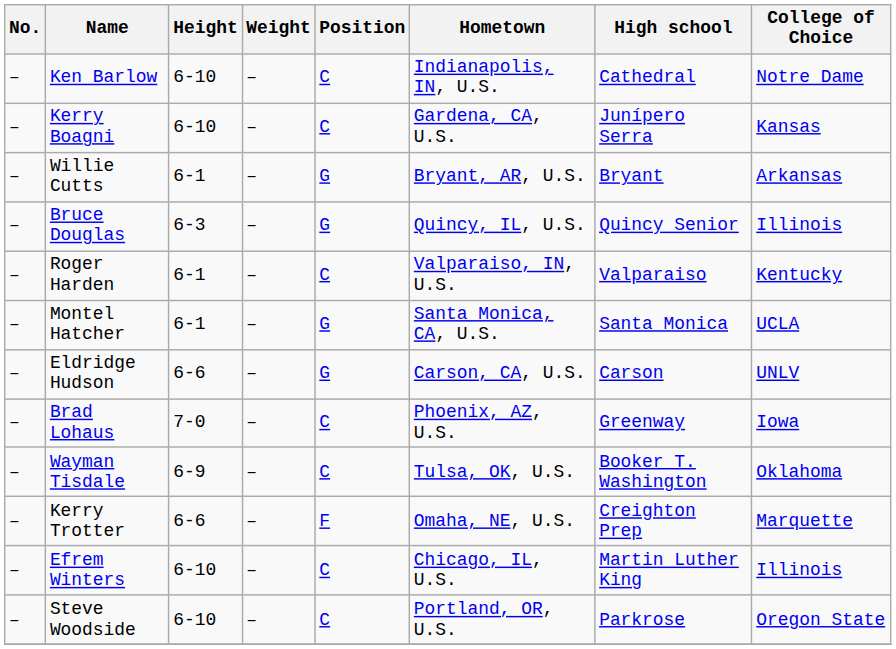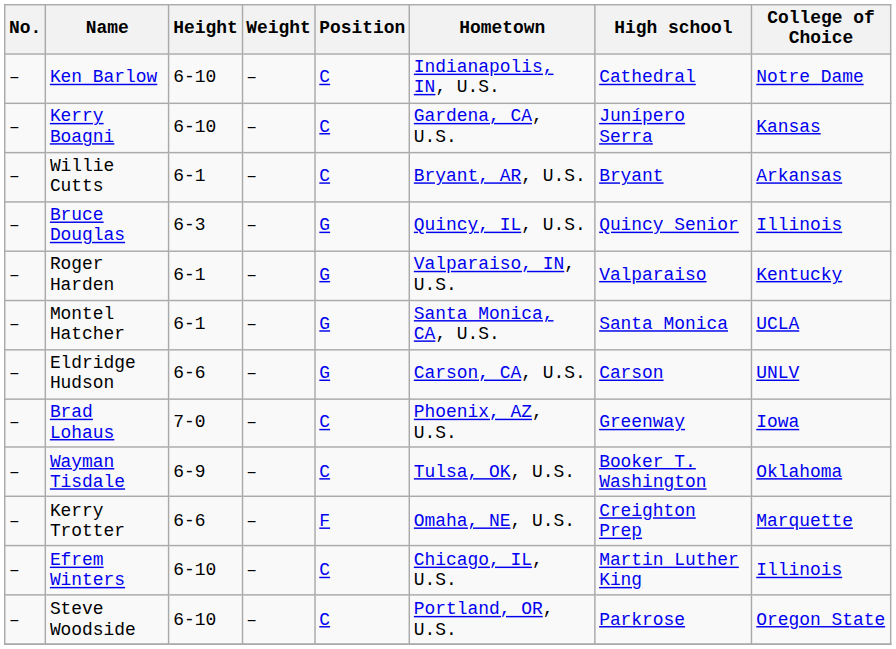(325, 177) G -> (325, 177) C
(325, 276) C -> (325, 276) G
